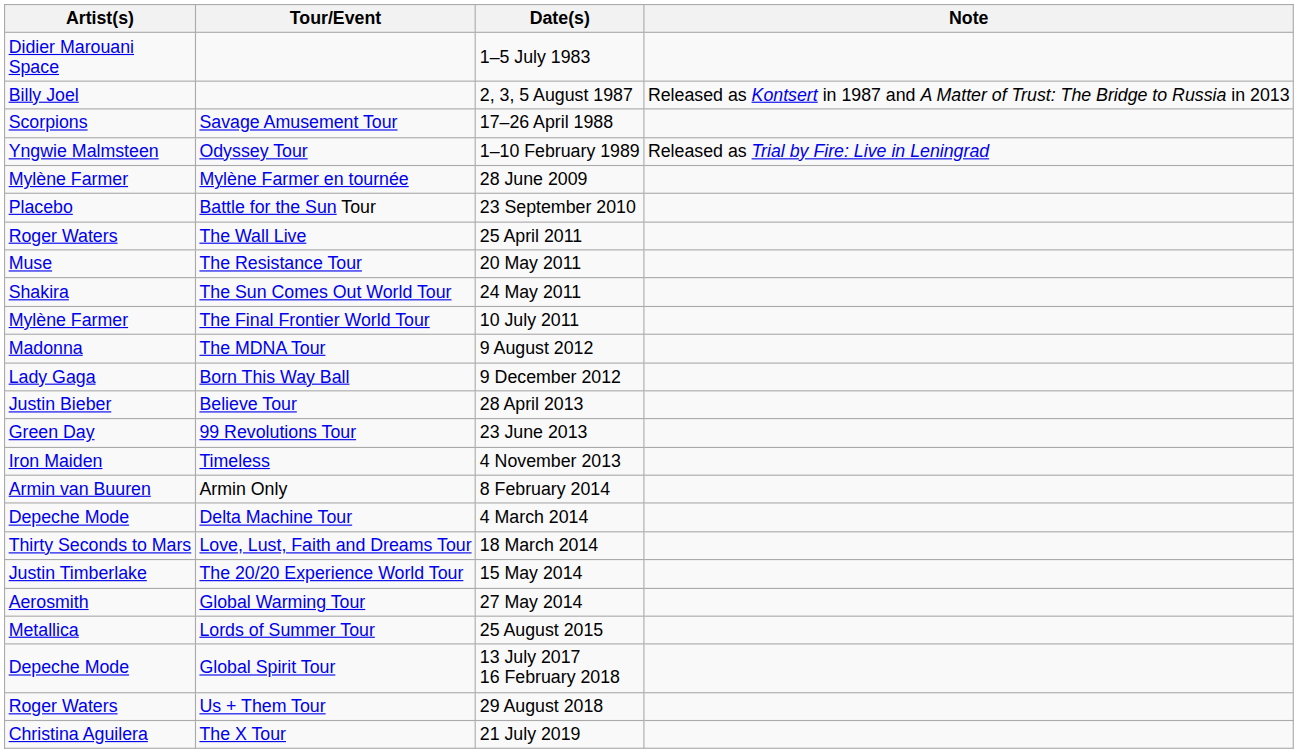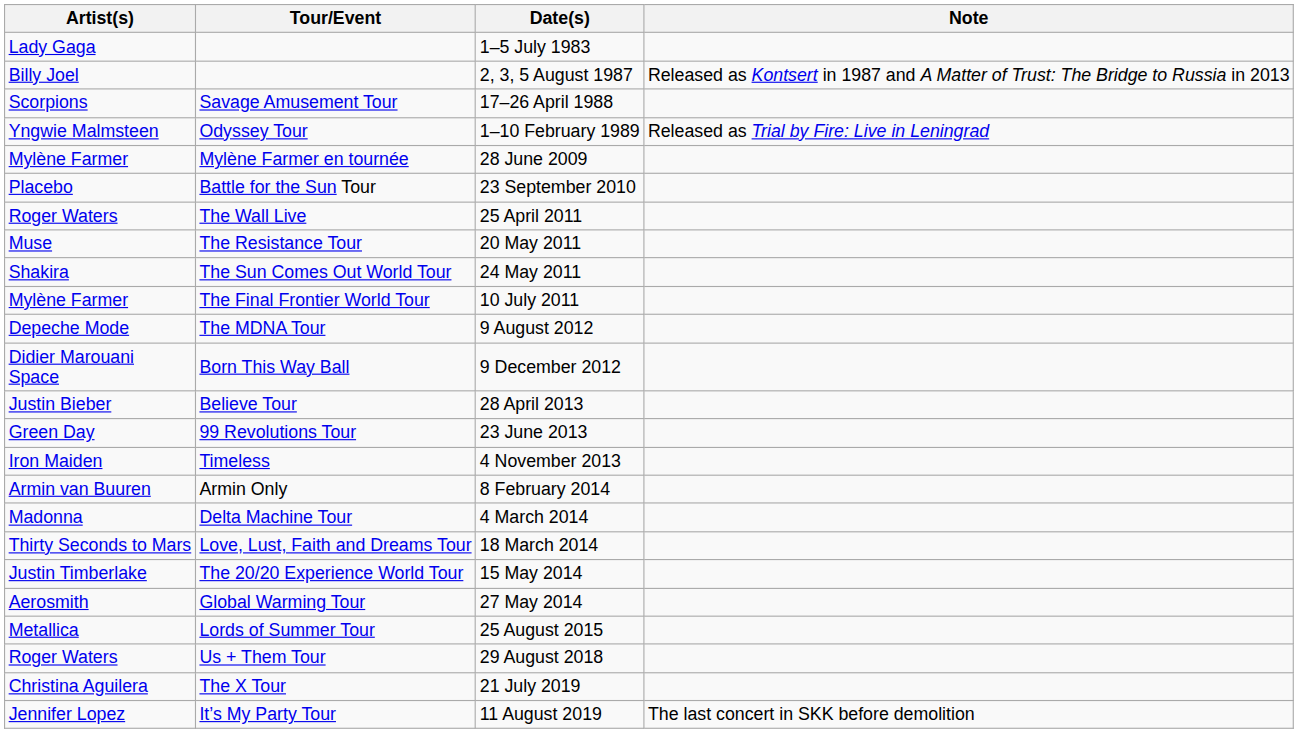(71, 56) Didier Marouani Space -> (52, 46) Lady Gaga
(46, 348) Madonna -> (69, 328) Depeche Mode
(52, 376) Lady Gaga -> (71, 366) Didier Marouani Space
(69, 517) Depeche Mode -> (46, 517) Madonna
- row: (550, 668)
+ row: (541, 714)
